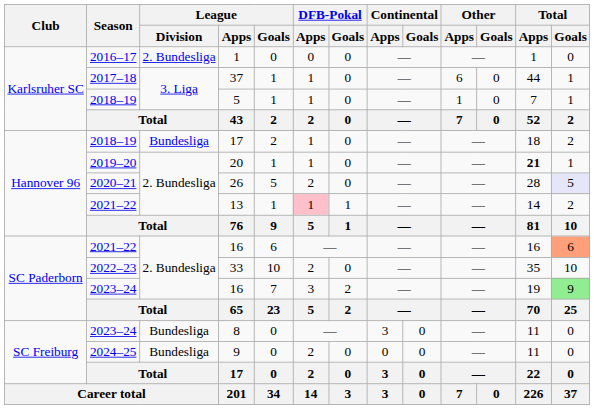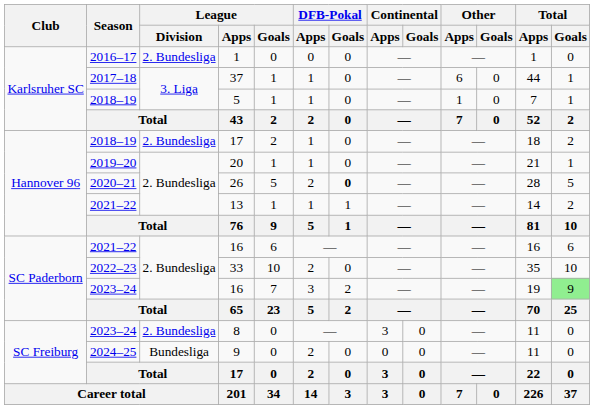(179, 141) Bundesliga -> (179, 141) 2. Bundesliga
(533, 162) bold -> (533, 162) normal
(348, 183) normal -> (348, 183) bold
(571, 183) lavender background -> (571, 183) no background
(311, 204) pink background -> (311, 204) no background
(571, 246) lightsalmon background -> (571, 246) no background
(179, 330) Bundesliga -> (179, 330) 2. Bundesliga
